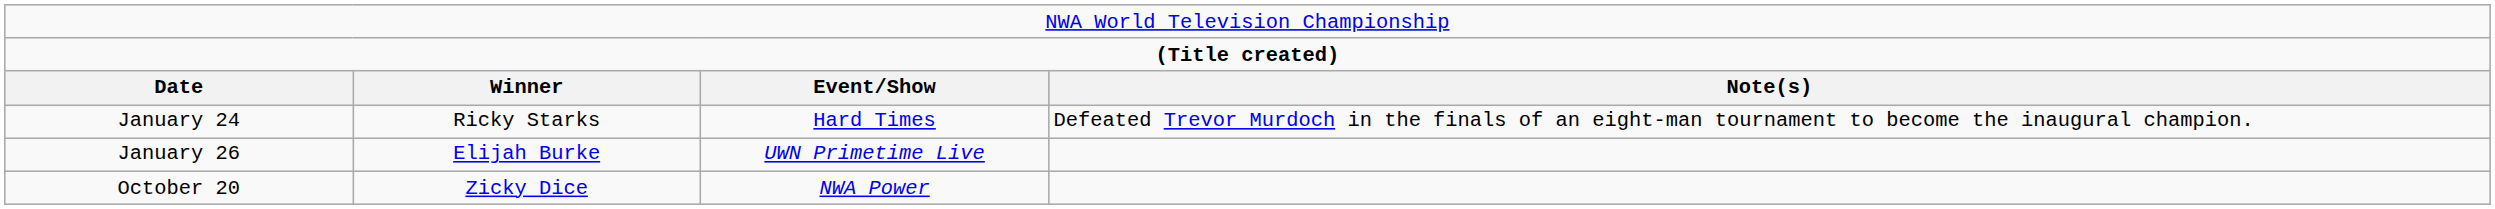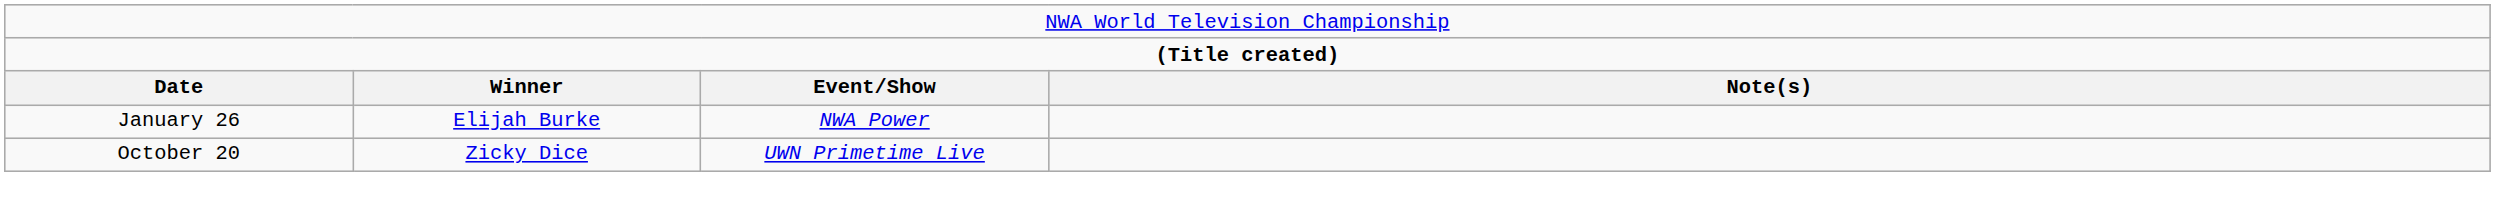- row: (179, 121)
(875, 154) UWN Primetime Live -> (875, 121) NWA Power
(875, 188) NWA Power -> (875, 154) UWN Primetime Live
